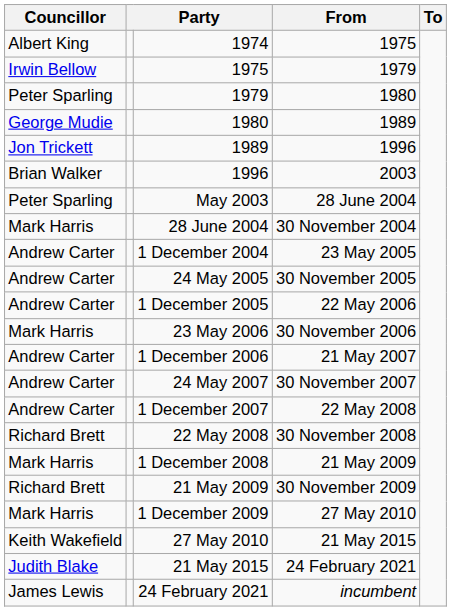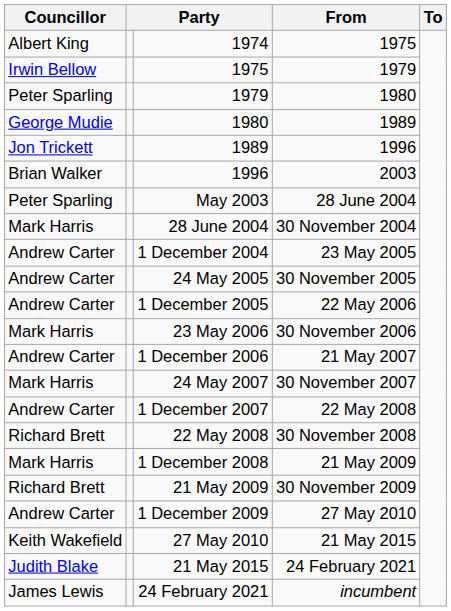(61, 383) Andrew Carter -> (51, 383) Mark Harris
(51, 514) Mark Harris -> (61, 514) Andrew Carter
